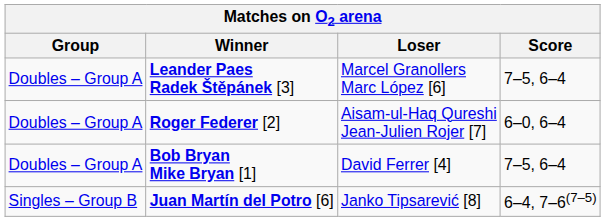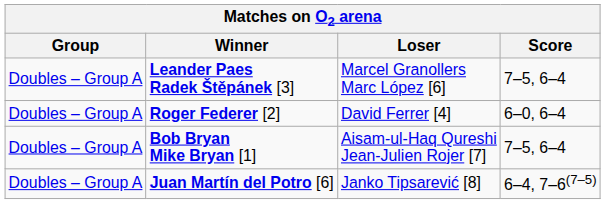(419, 122) Aisam-ul-Haq Qureshi Jean-Julien Rojer [7] -> (396, 113) David Ferrer [4]
(396, 165) David Ferrer [4] -> (419, 147) Aisam-ul-Haq Qureshi Jean-Julien Rojer [7]
(73, 201) Singles – Group B -> (76, 183) Doubles – Group A
